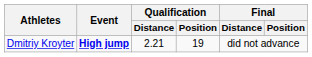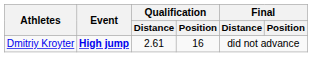(154, 44) 2.21 -> (154, 44) 2.61
(198, 44) 19 -> (198, 44) 16
